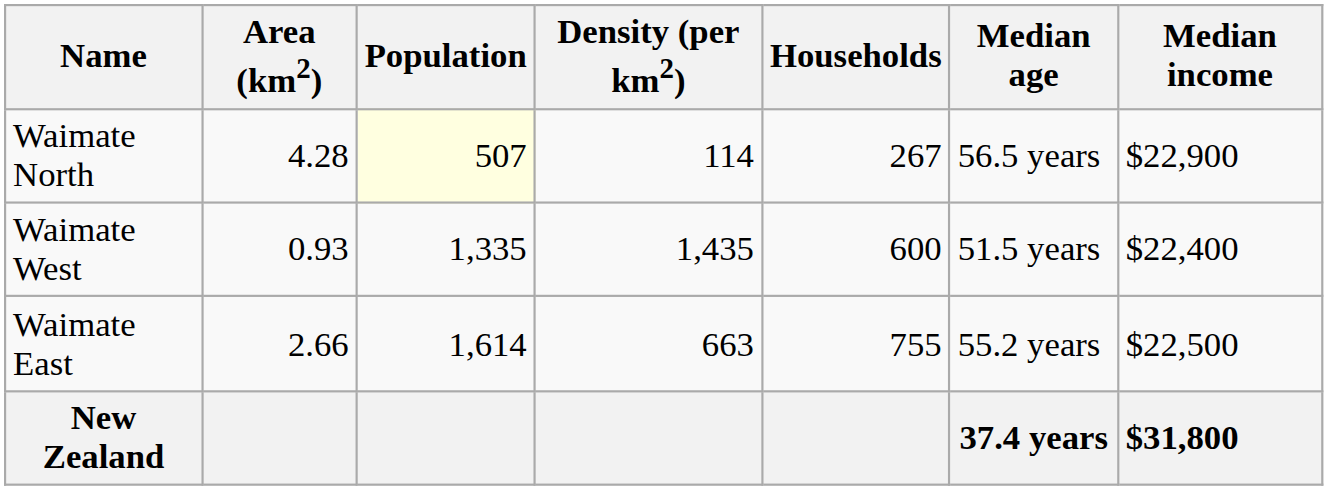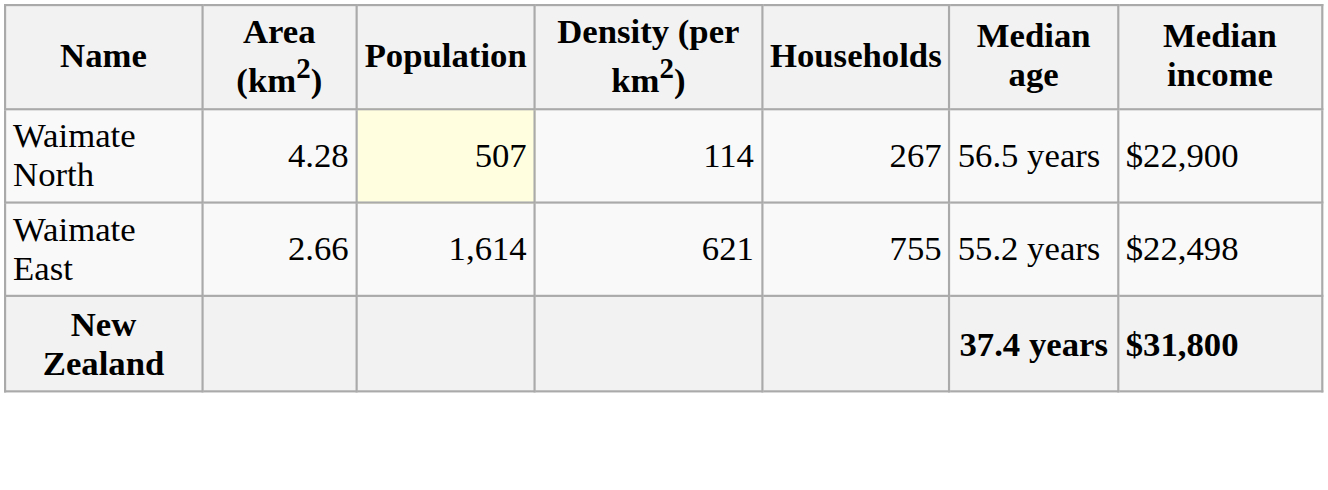- row: (74, 249)
(728, 343) 663 -> (728, 249) 621
(1182, 343) $22,500 -> (1182, 249) $22,498
